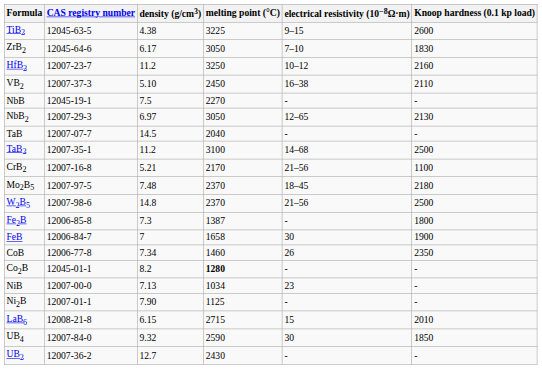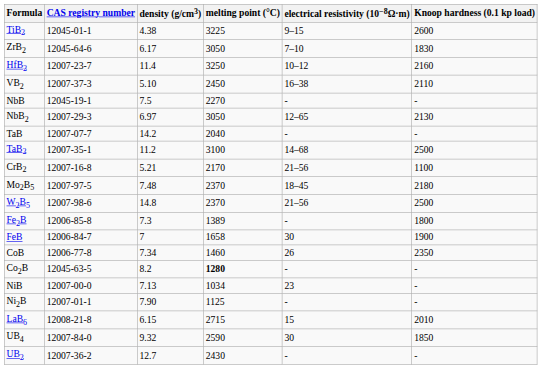(69, 31) 12045-63-5 -> (69, 31) 12045-01-1
(148, 66) 11.2 -> (148, 66) 11.4
(148, 133) 14.5 -> (148, 133) 14.2
(215, 221) 1387 -> (215, 221) 1389
(69, 269) 12045-01-1 -> (69, 269) 12045-63-5
